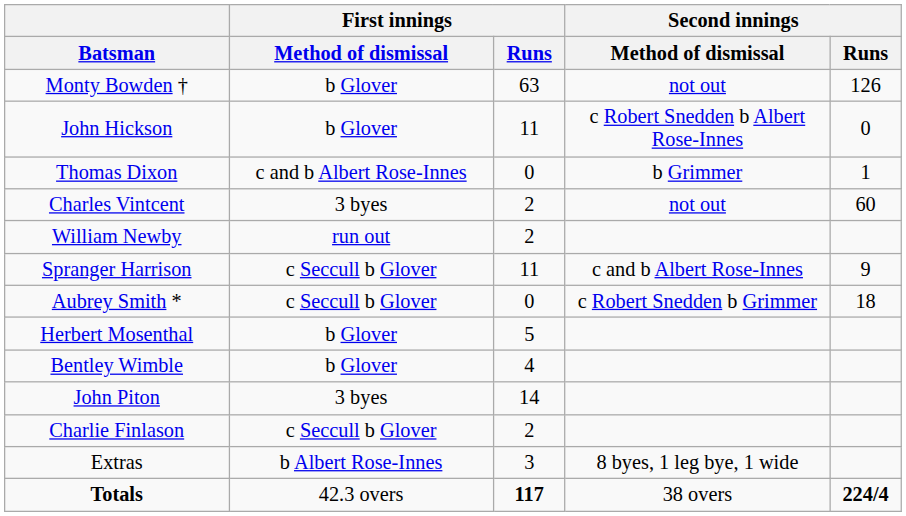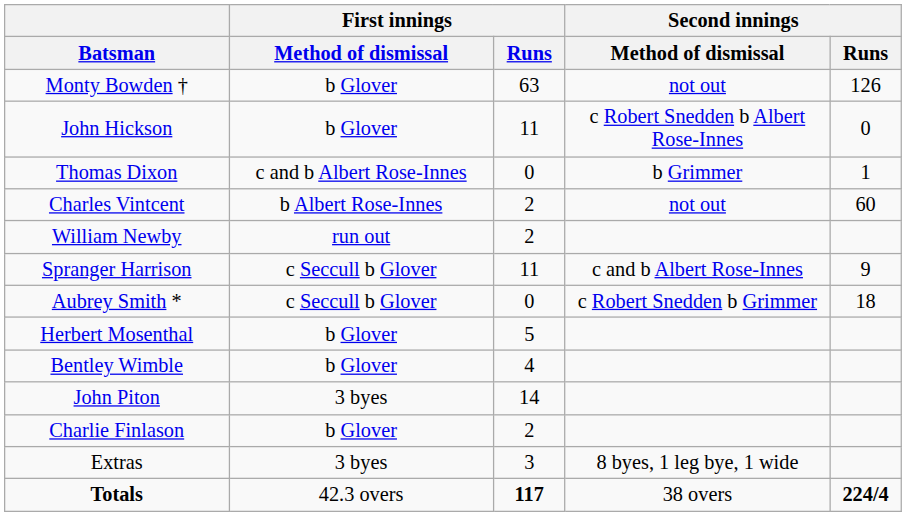(361, 204) 3 byes -> (361, 204) b Albert Rose-Innes
(361, 430) c Seccull b Glover -> (361, 430) b Glover
(361, 462) b Albert Rose-Innes -> (361, 462) 3 byes
